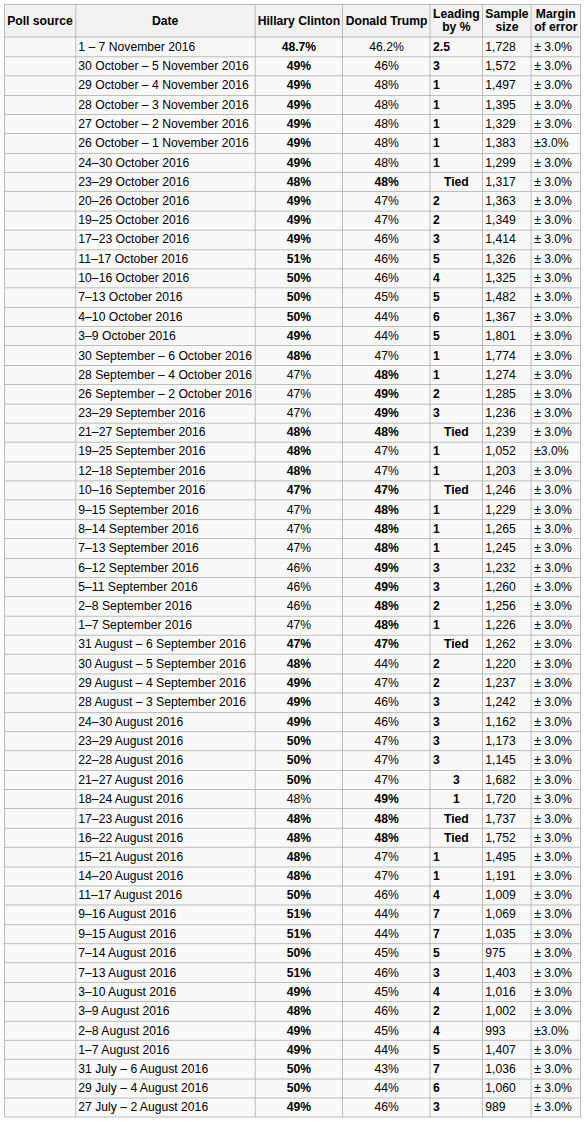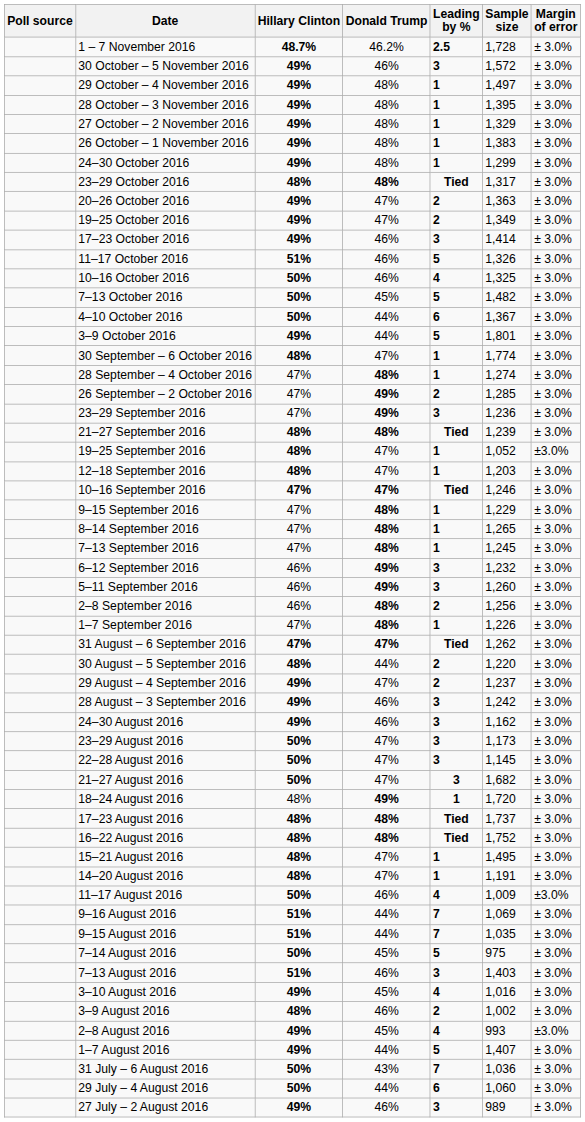(551, 143) ±3.0% -> (553, 143) ± 3.0%
(553, 895) ± 3.0% -> (551, 895) ±3.0%
